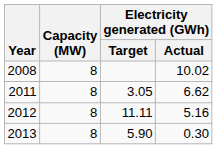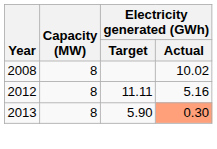- row: (23, 92)
(196, 133) no background -> (196, 112) lightsalmon background
